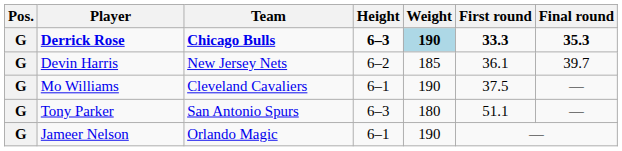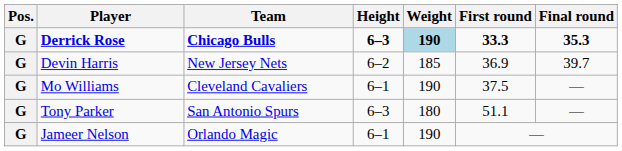(495, 63) 36.1 -> (495, 63) 36.9
